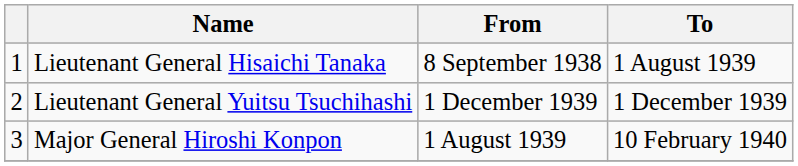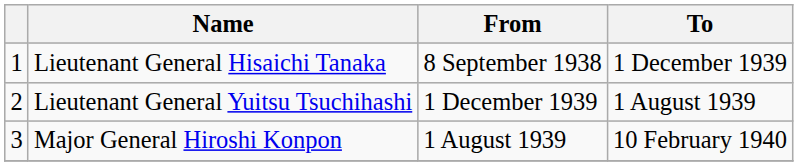(684, 62) 1 August 1939 -> (700, 62) 1 December 1939
(700, 101) 1 December 1939 -> (684, 101) 1 August 1939
